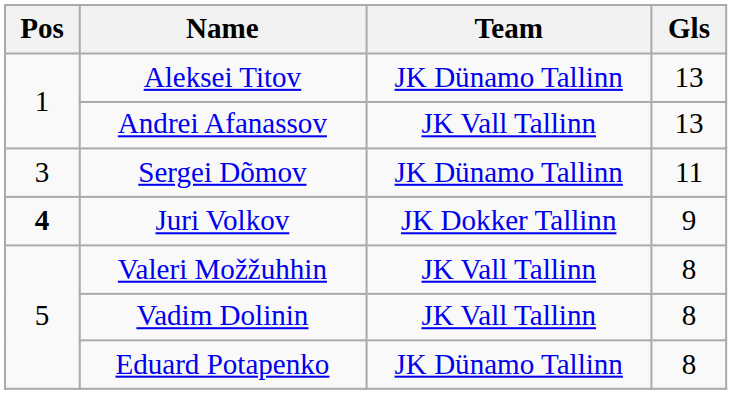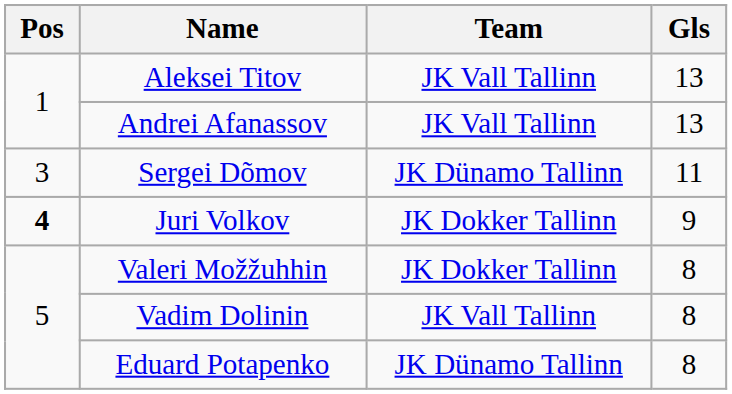(509, 76) JK Dünamo Tallinn -> (509, 76) JK Vall Tallinn
(509, 268) JK Vall Tallinn -> (509, 268) JK Dokker Tallinn
